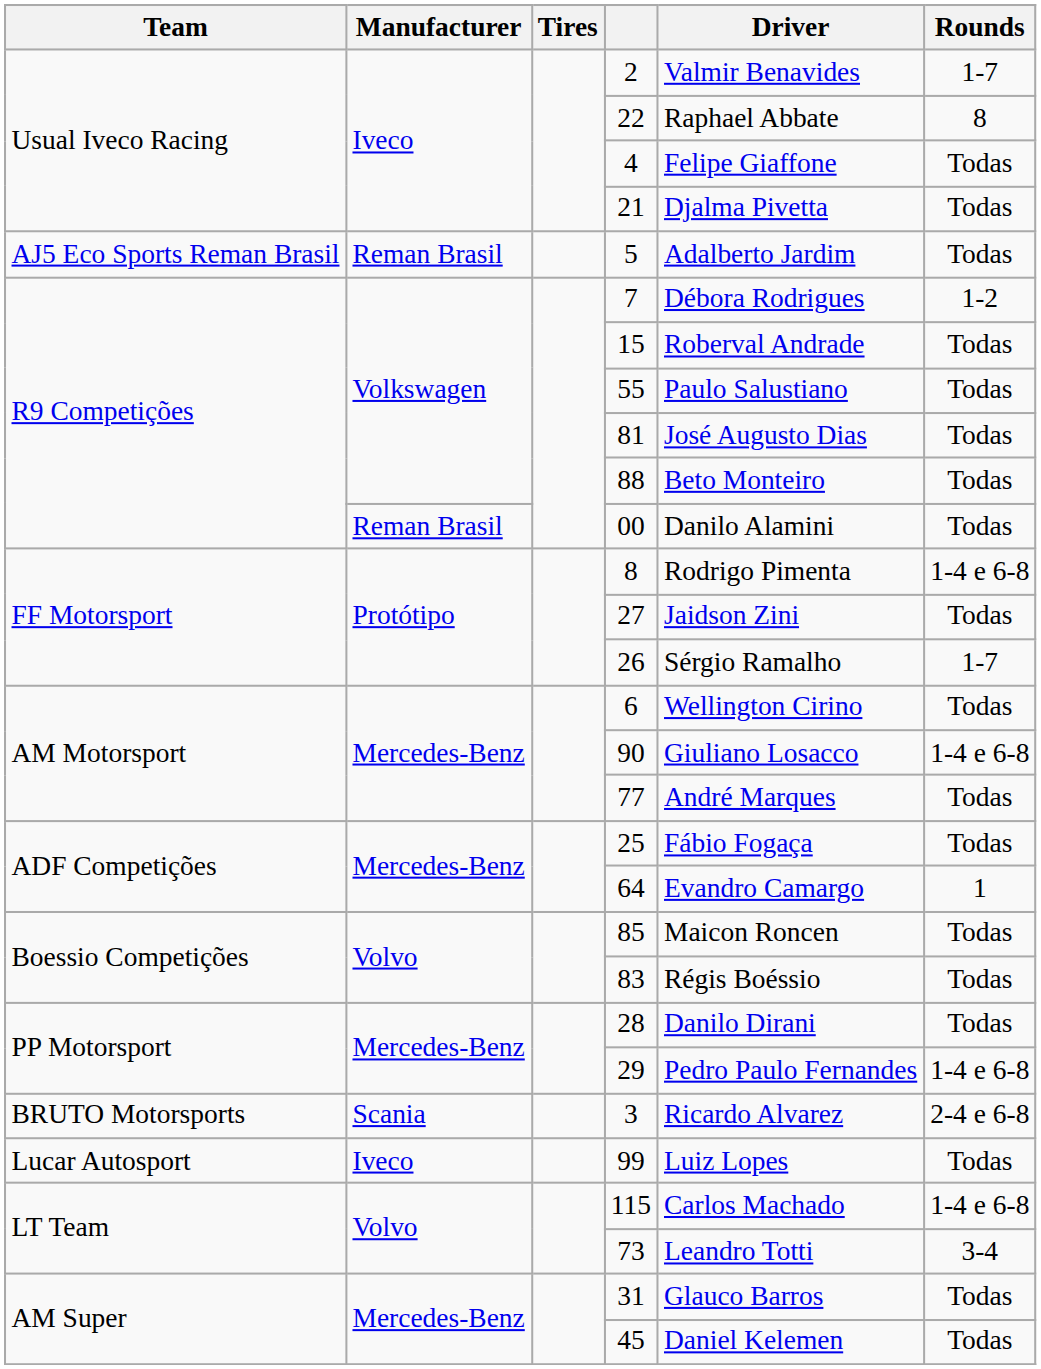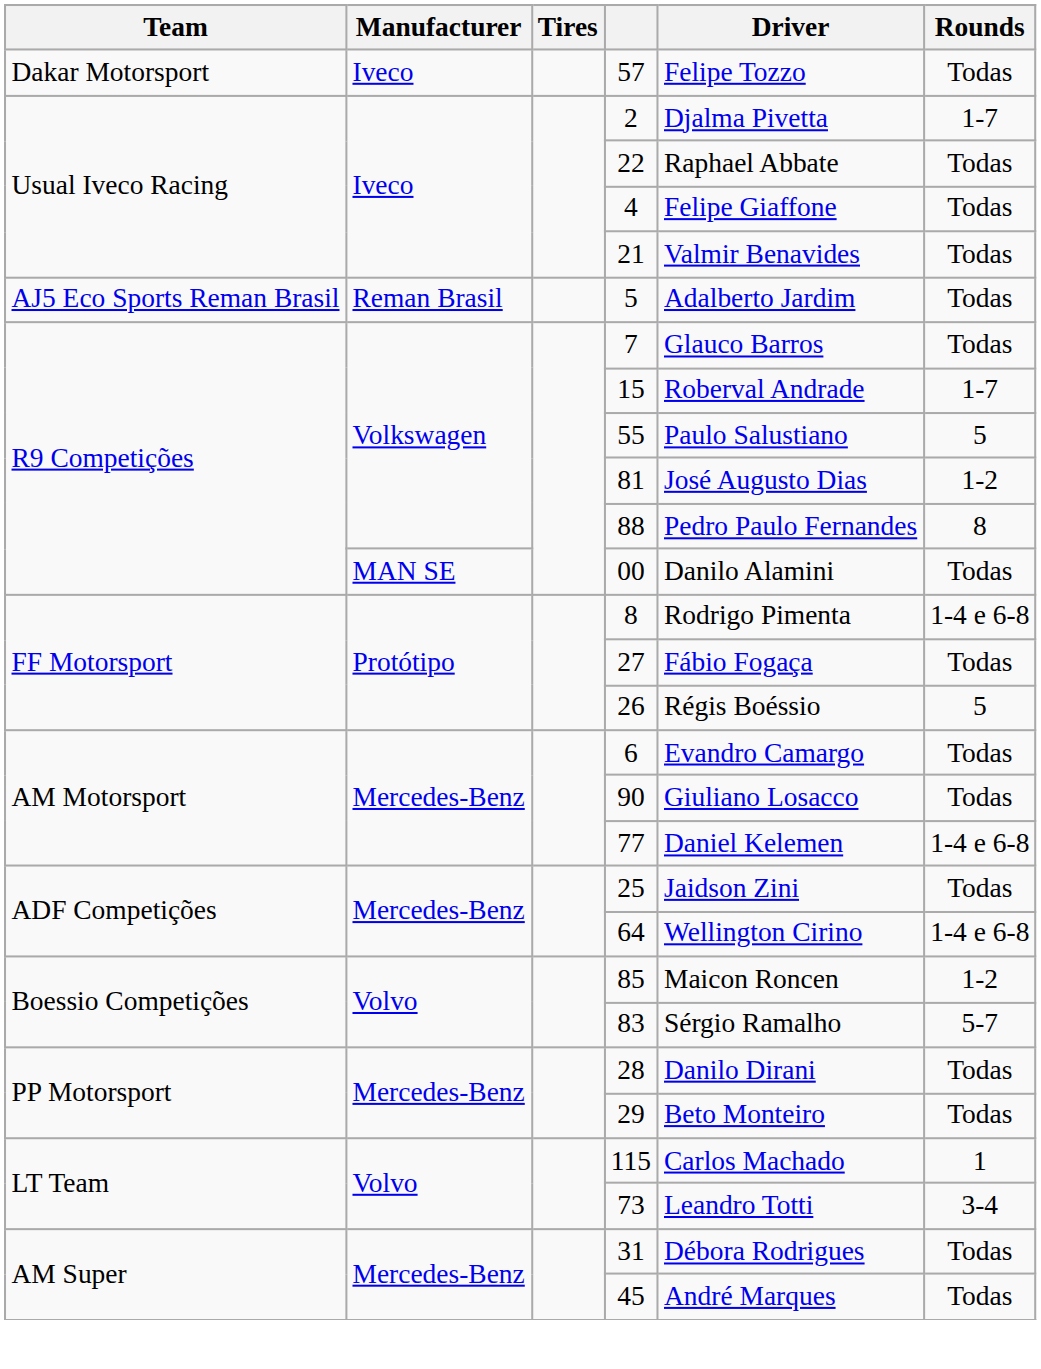+ row: (631, 72)
(762, 72) Valmir Benavides -> (746, 117) Djalma Pivetta
(980, 117) 8 -> (980, 162) Todas
(746, 208) Djalma Pivetta -> (762, 253) Valmir Benavides
(764, 298) Débora Rodrigues -> (744, 344) Glauco Barros
(980, 298) 1-2 -> (980, 344) Todas
(980, 344) Todas -> (980, 389) 1-7
(980, 389) Todas -> (980, 434) 5
(980, 434) Todas -> (980, 479) 1-2
(744, 479) Beto Monteiro -> (791, 525) Pedro Paulo Fernandes
(980, 479) Todas -> (980, 525) 8
(428, 525) Reman Brasil -> (404, 570) MAN SE
(732, 615) Jaidson Zini -> (738, 661) Fábio Fogaça
(753, 661) Sérgio Ramalho -> (742, 706) Régis Boéssio
(980, 661) 1-7 -> (980, 706) 5
(763, 706) Wellington Cirino -> (764, 751) Evandro Camargo
(980, 751) 1-4 e 6-8 -> (980, 797) Todas
(750, 797) André Marques -> (754, 842) Daniel Kelemen
(980, 797) Todas -> (980, 842) 1-4 e 6-8
(738, 842) Fábio Fogaça -> (732, 887) Jaidson Zini
(764, 887) Evandro Camargo -> (763, 933) Wellington Cirino
(980, 887) 1 -> (980, 933) 1-4 e 6-8
(980, 933) Todas -> (980, 978) 1-2
(742, 978) Régis Boéssio -> (753, 1023) Sérgio Ramalho
(980, 978) Todas -> (980, 1023) 5-7
(791, 1069) Pedro Paulo Fernandes -> (744, 1114) Beto Monteiro
(980, 1069) 1-4 e 6-8 -> (980, 1114) Todas
- row: (631, 1114)
- row: (631, 1159)
(980, 1205) 1-4 e 6-8 -> (980, 1159) 1
(744, 1295) Glauco Barros -> (764, 1250) Débora Rodrigues
(754, 1341) Daniel Kelemen -> (750, 1295) André Marques
